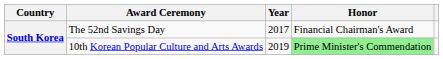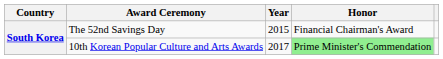(278, 29) 2017 -> (278, 29) 2015
(278, 46) 2019 -> (278, 46) 2017
